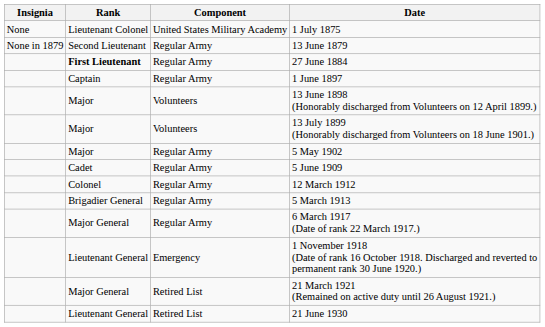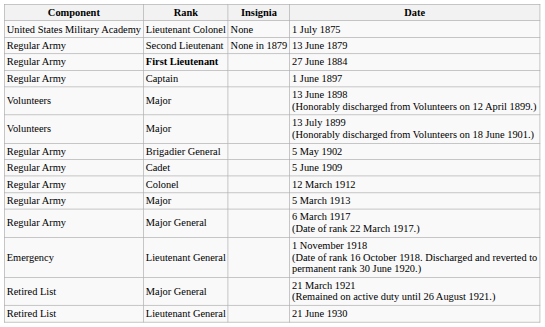columns swapped: (35, 12) <-> (220, 12)
(81, 151) Major -> (183, 151) Brigadier General
(106, 201) Brigadier General -> (159, 201) Major
